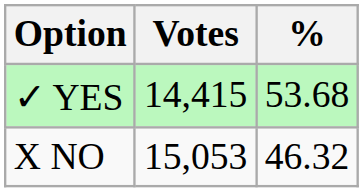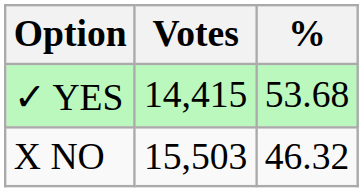(196, 155) 15,053 -> (196, 155) 15,503
